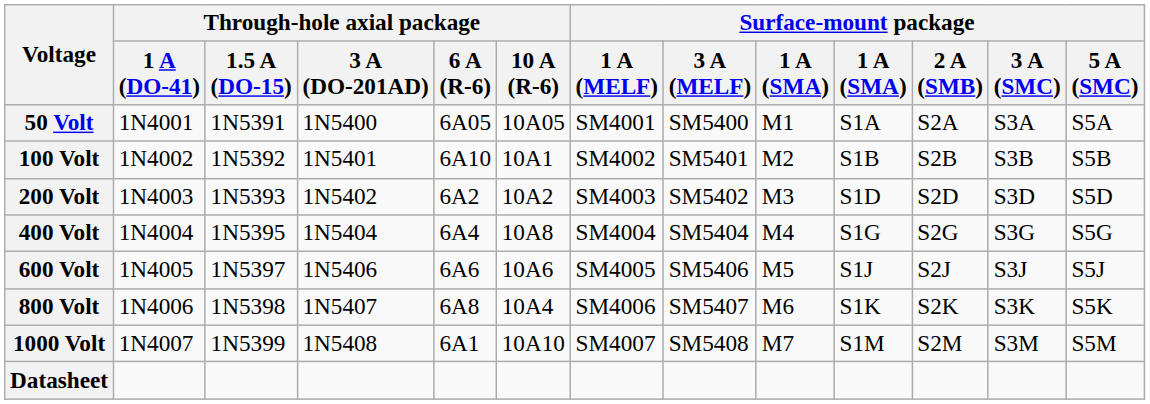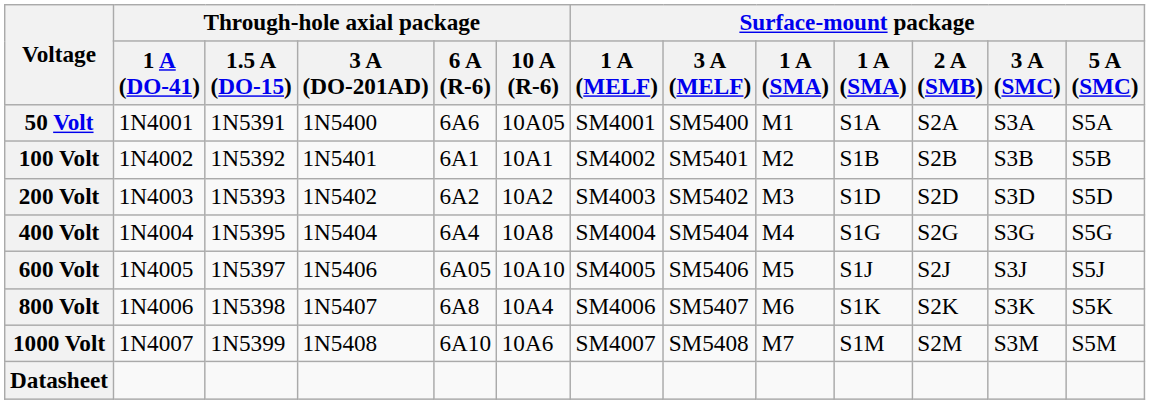(465, 122) 6A05 -> (459, 122) 6A6
(465, 159) 6A10 -> (459, 159) 6A1
(459, 269) 6A6 -> (465, 269) 6A05
(527, 269) 10A6 -> (533, 269) 10A10
(459, 343) 6A1 -> (465, 343) 6A10
(533, 343) 10A10 -> (527, 343) 10A6
